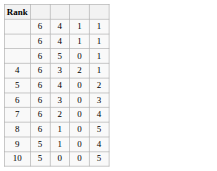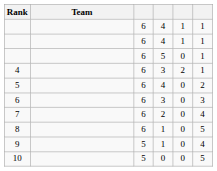+ column: (82, 12)
